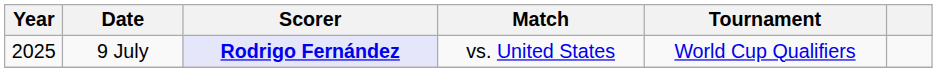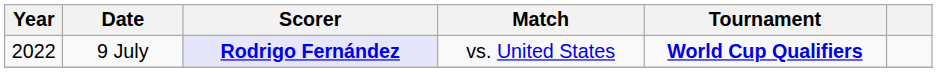(34, 51) 2025 -> (34, 51) 2022
(765, 51) normal -> (765, 51) bold
